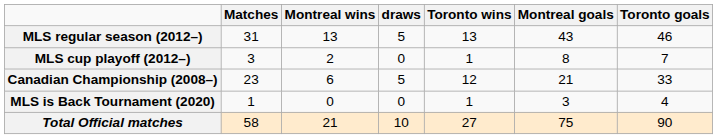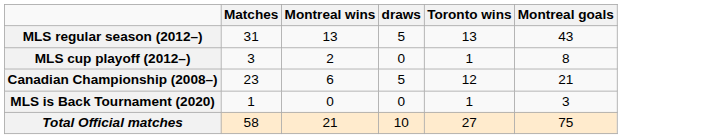- column: (665, 15)
